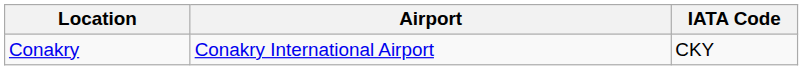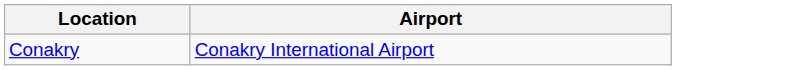- column: (734, 19)
